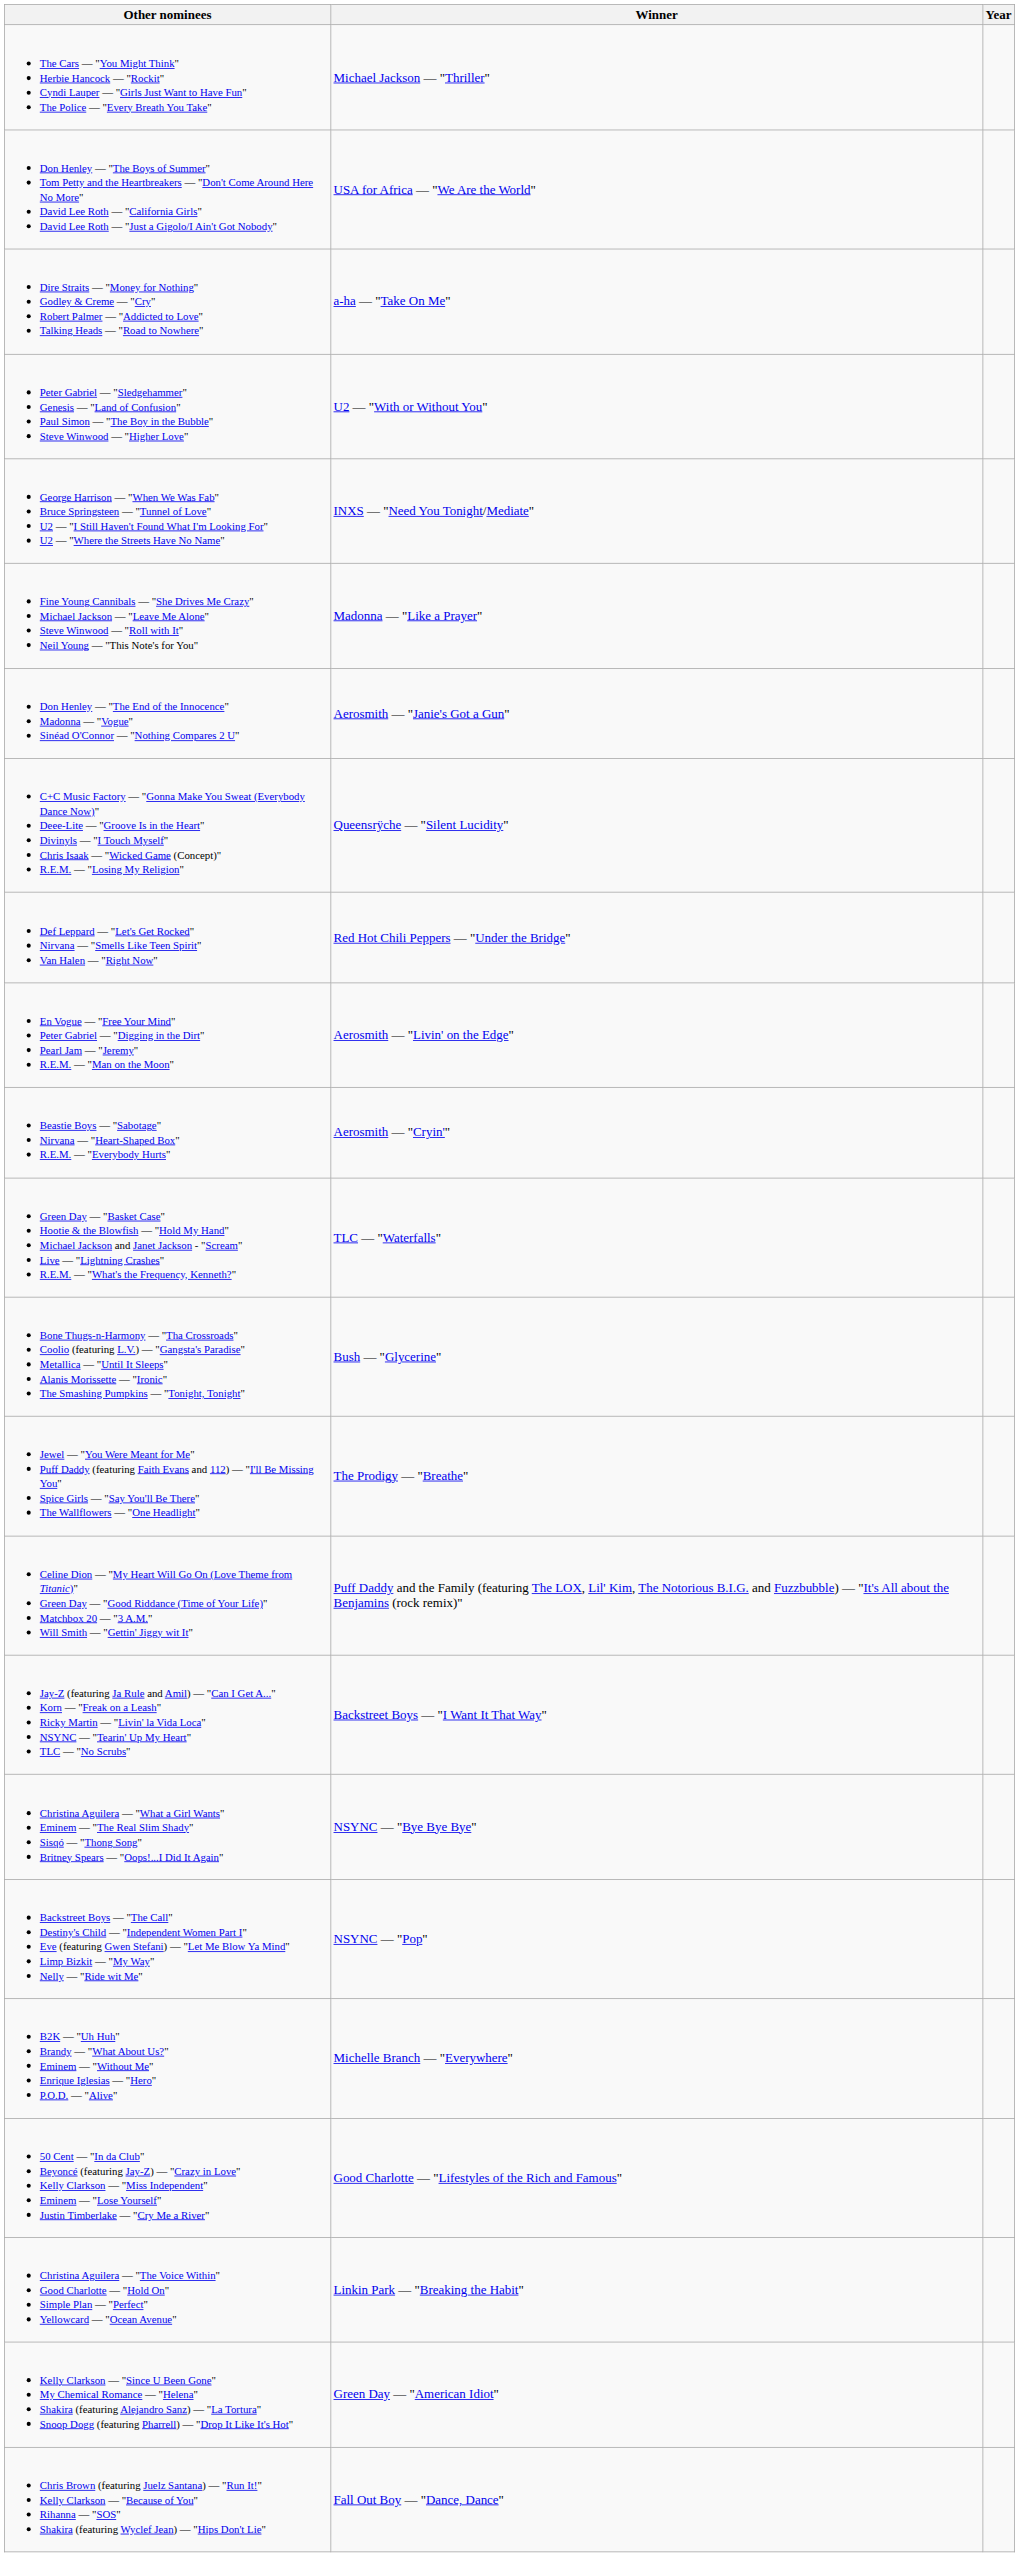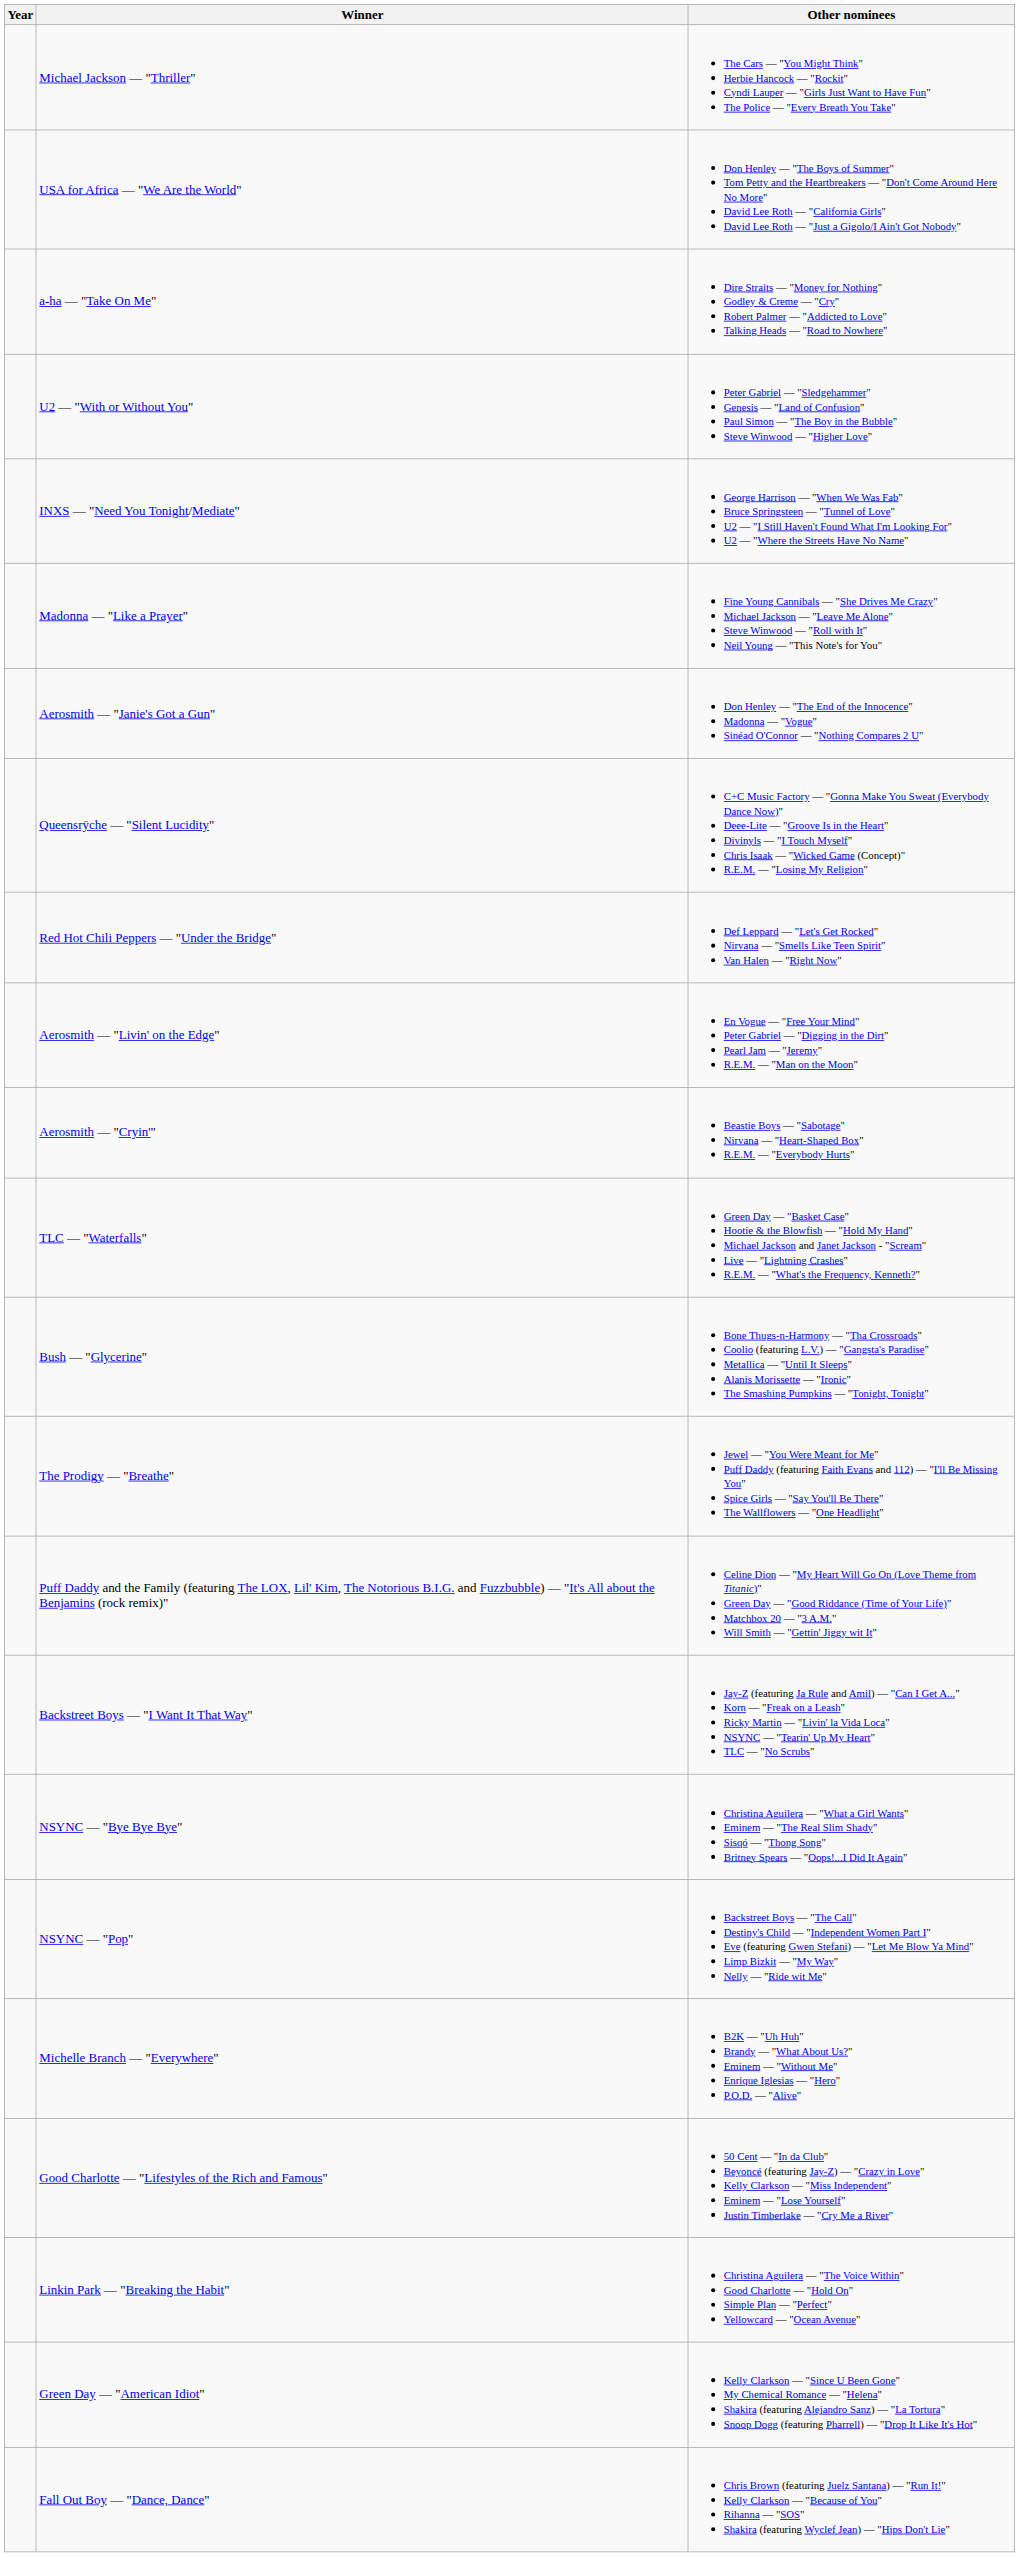columns swapped: (999, 14) <-> (167, 14)
